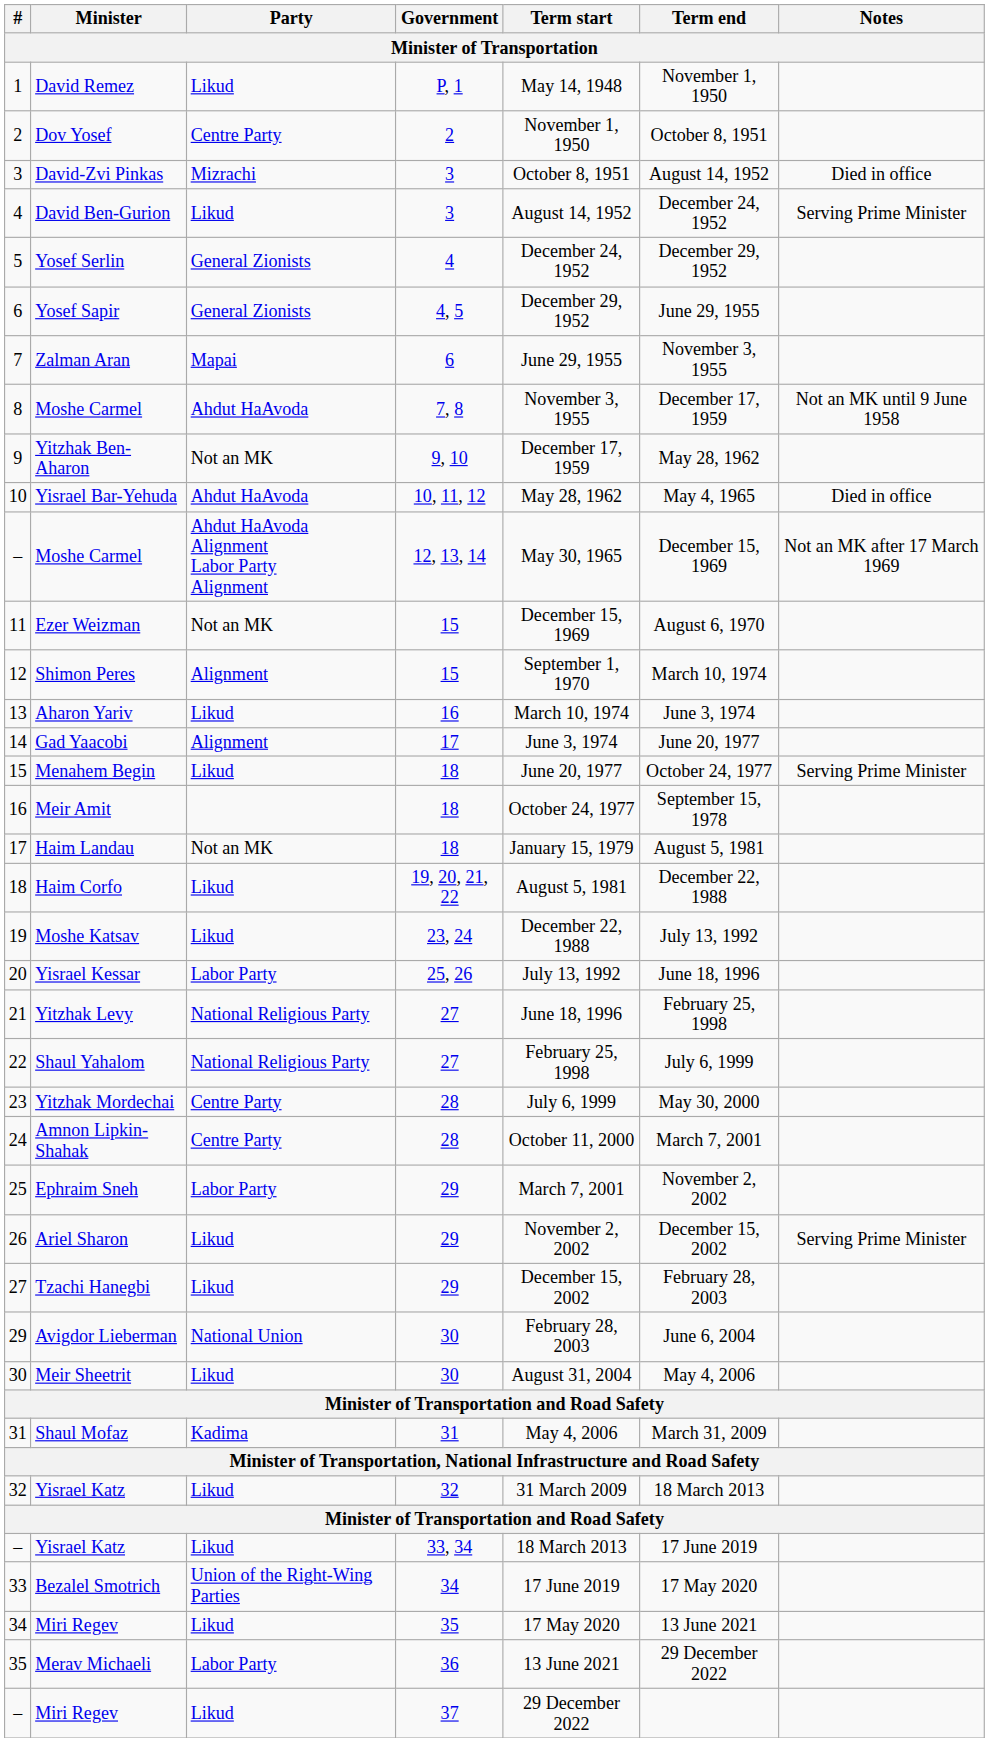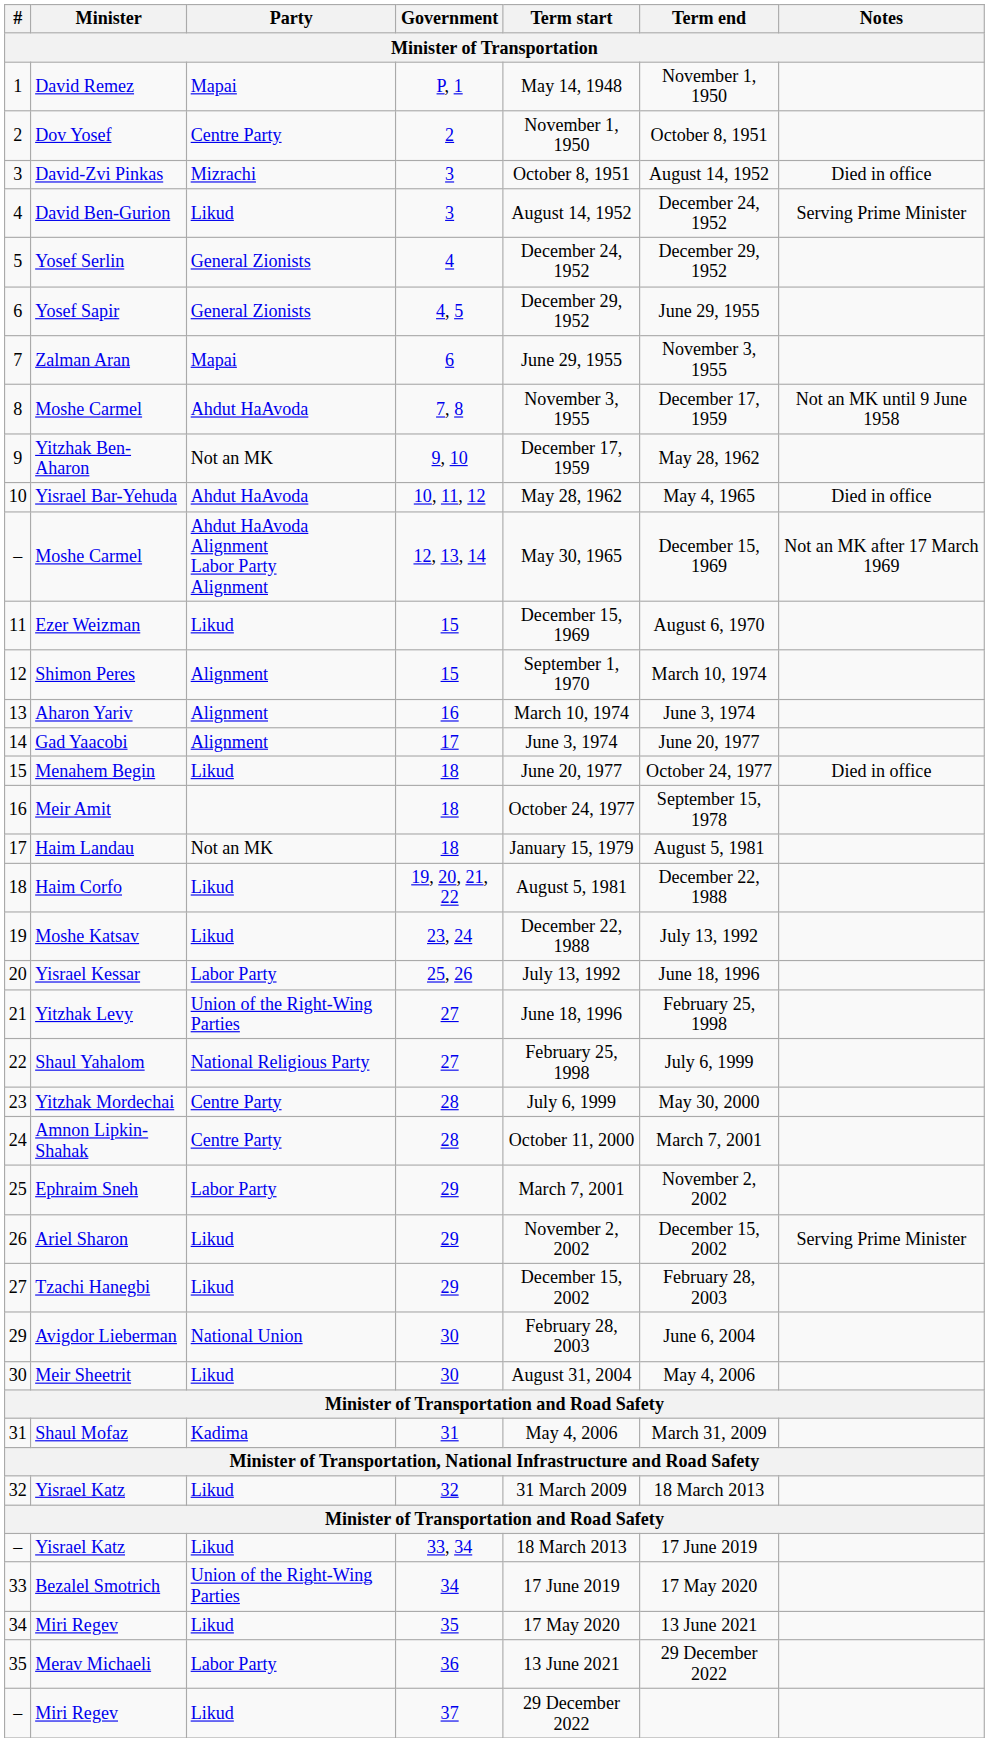(212, 86) Likud -> (214, 86) Mapai
(232, 625) Not an MK -> (212, 625) Likud
(212, 713) Likud -> (229, 713) Alignment
(881, 770) Serving Prime Minister -> (881, 770) Died in office
(280, 1013) National Religious Party -> (281, 1013) Union of the Right-Wing Parties
